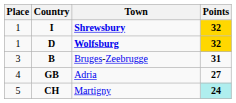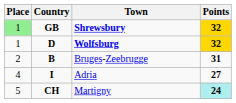(18, 28) no background -> (18, 28) lightgreen background
(52, 28) I -> (52, 28) GB
(18, 59) 3 -> (18, 59) 2
(52, 75) GB -> (52, 75) I
